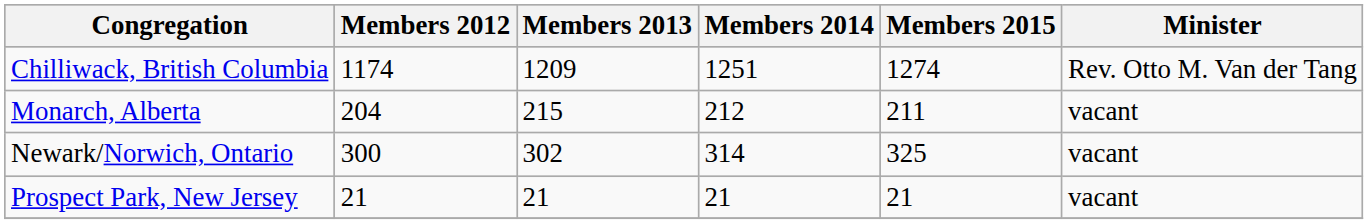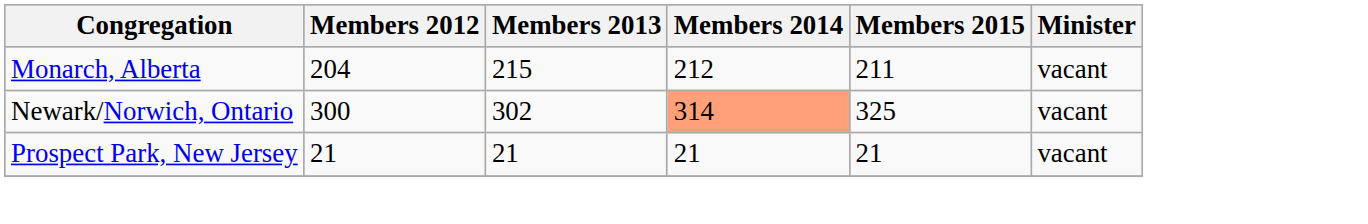- row: (170, 68)
(725, 153) no background -> (694, 111) lightsalmon background
